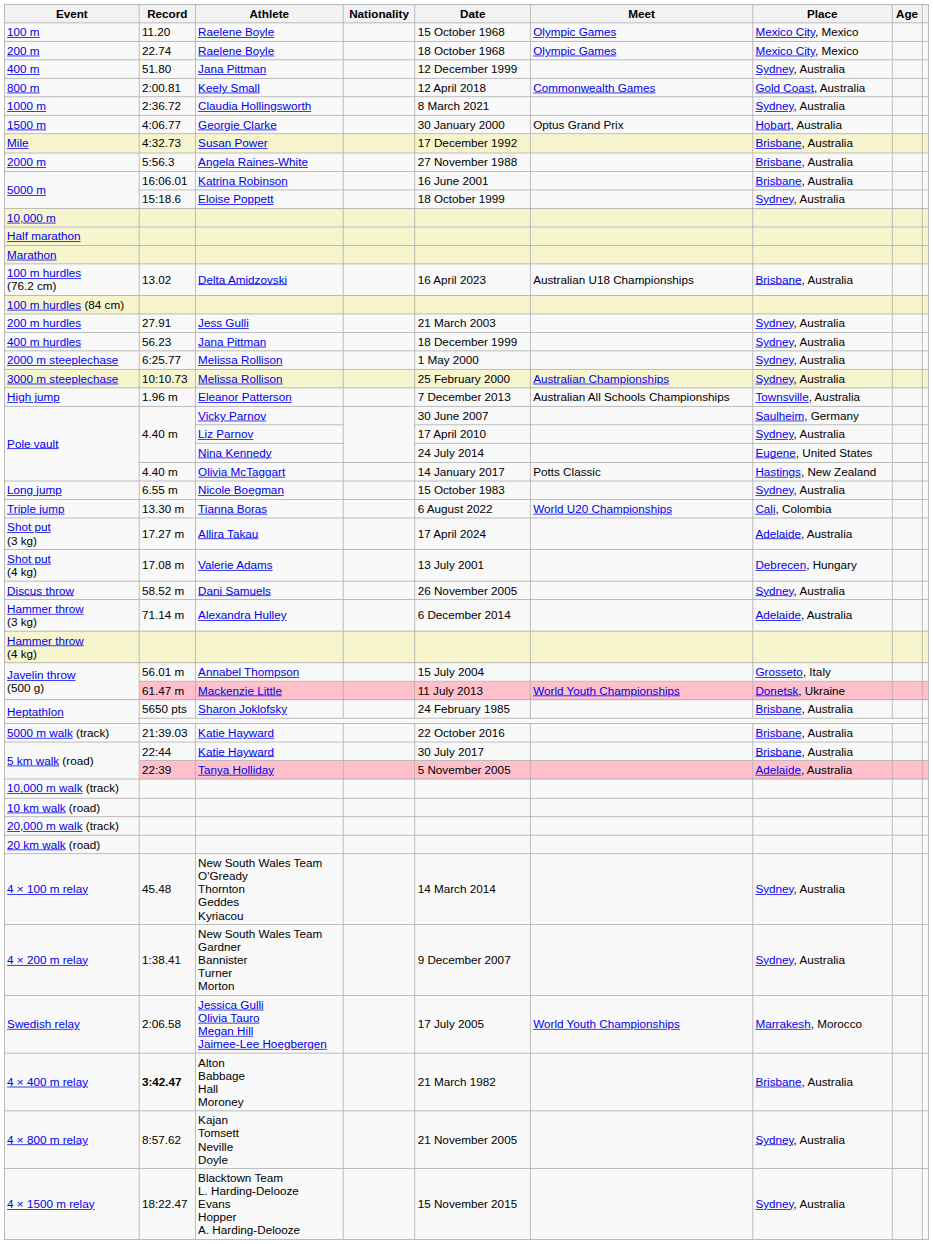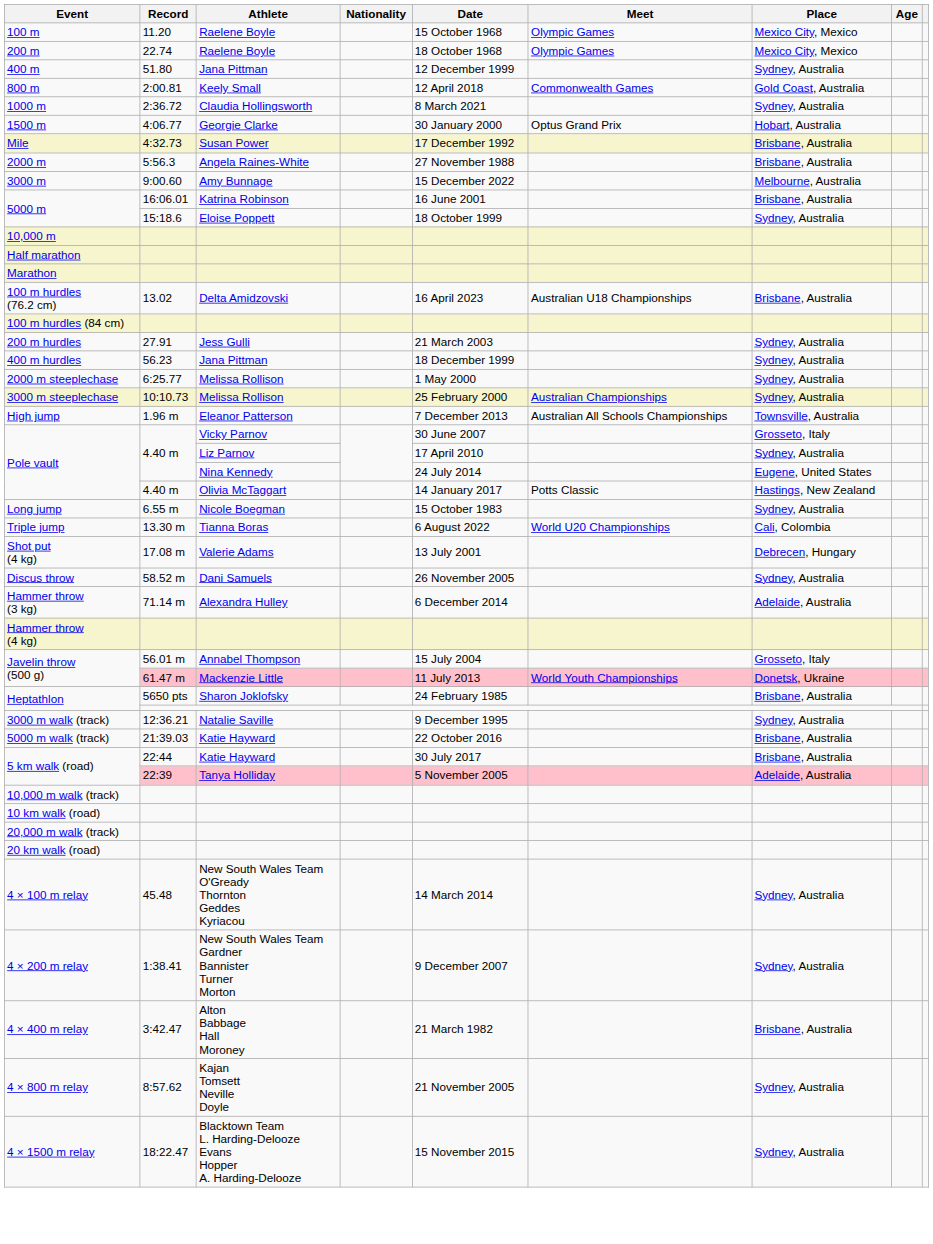+ row: (27, 181)
(807, 416) Saulheim, Germany -> (792, 435) Grosseto, Italy
- row: (29, 534)
+ row: (58, 720)
- row: (44, 1024)
(162, 1082) bold -> (162, 1030) normal
